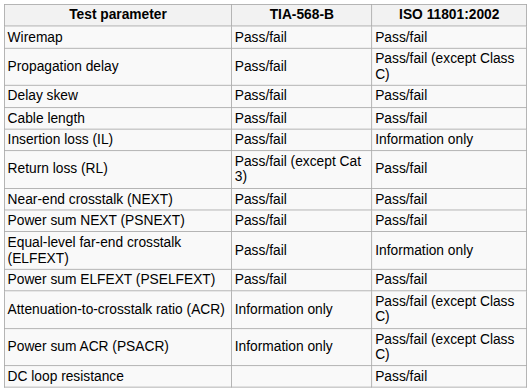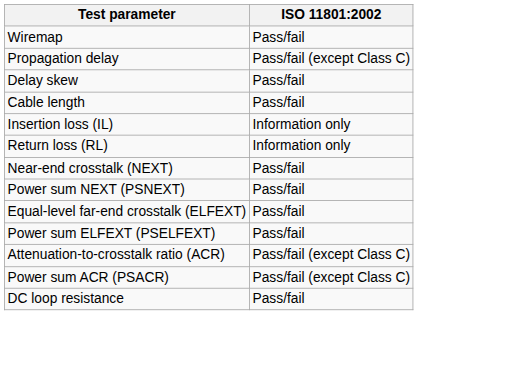- column: (302, 15)
(401, 169) Pass/fail -> (301, 146) Information only
(424, 250) Information only -> (279, 211) Pass/fail
